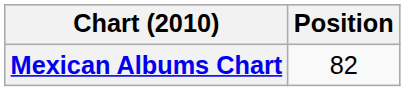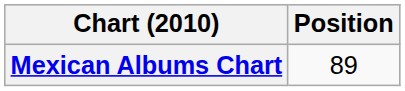(344, 64) 82 -> (344, 64) 89
